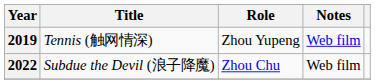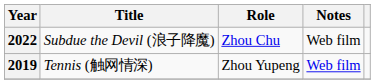rows swapped: (22, 40) <-> (22, 66)
